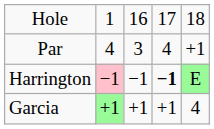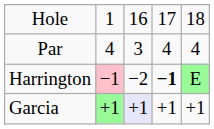(195, 49) +1 -> (195, 49) 4
(138, 78) −1 -> (138, 78) −2
(138, 108) no background -> (138, 108) lavender background
(195, 108) 4 -> (195, 108) +1
